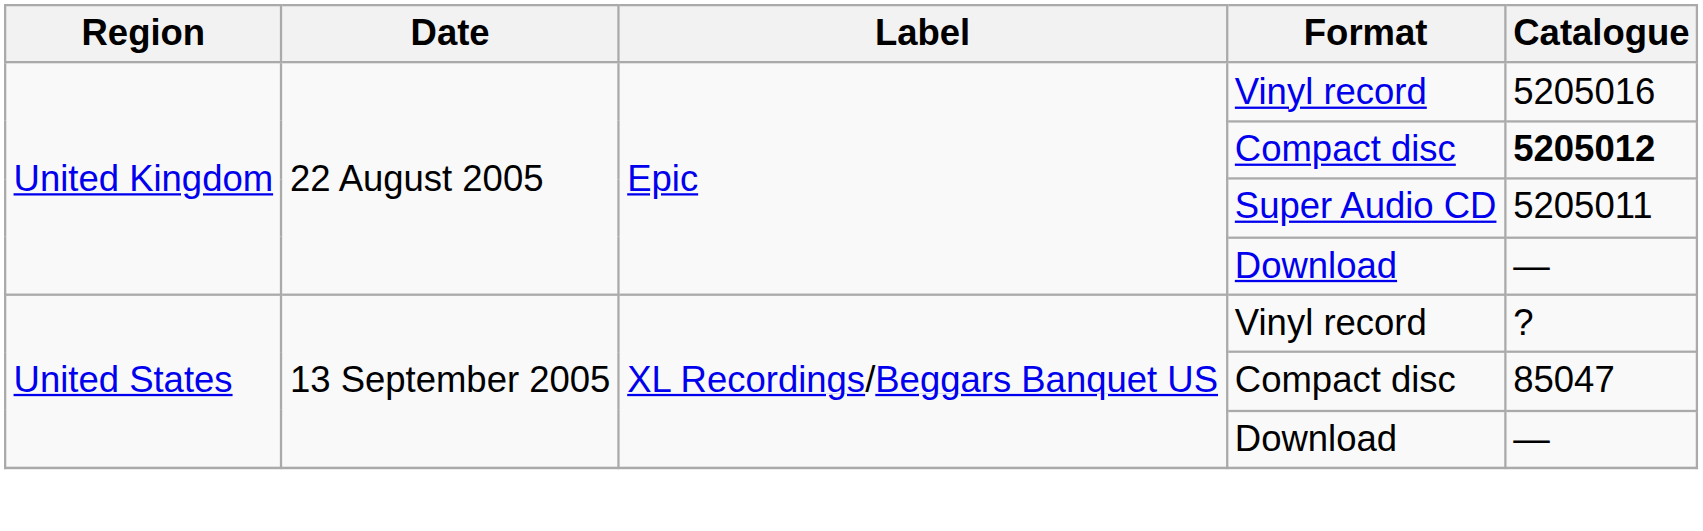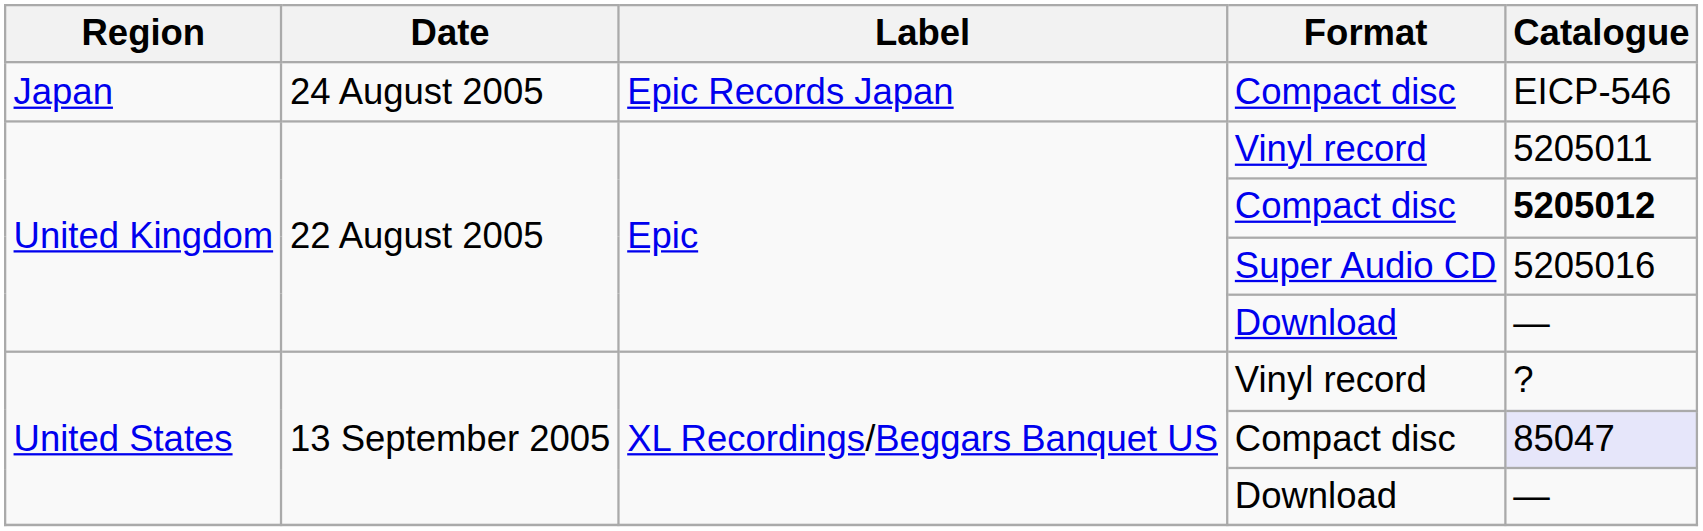+ row: (63, 91)
(1584, 91) 5205016 -> (1583, 149) 5205011
(1583, 206) 5205011 -> (1584, 264) 5205016
(1564, 380) no background -> (1564, 438) lavender background
